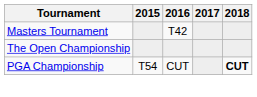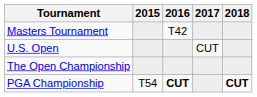+ row: (33, 48)
(178, 66) normal -> (178, 84) bold
